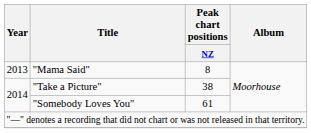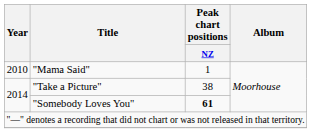(17, 70) 2013 -> (17, 70) 2010
(208, 70) 8 -> (208, 70) 1
(208, 103) normal -> (208, 103) bold
